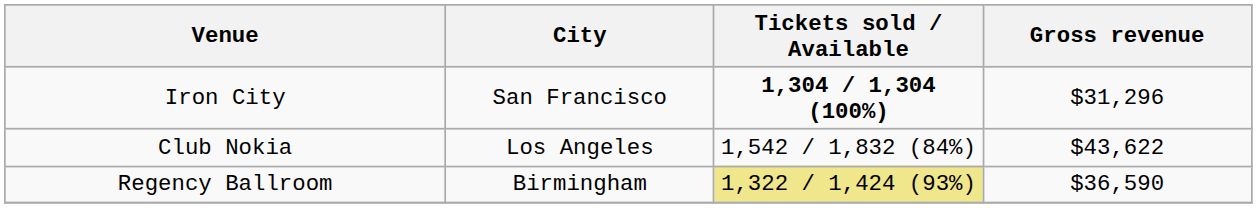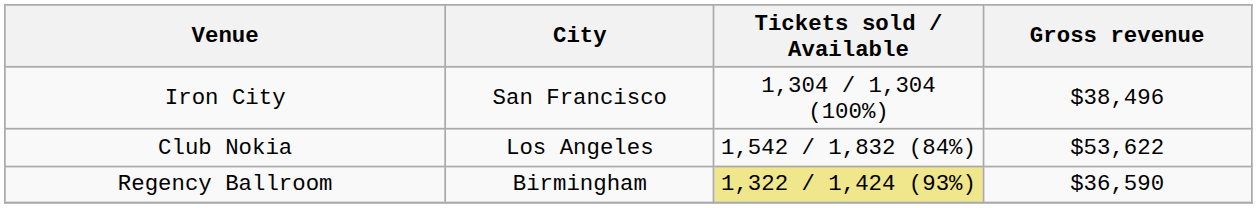(848, 98) bold -> (848, 98) normal
(1117, 98) $31,296 -> (1117, 98) $38,496
(1117, 148) $43,622 -> (1117, 148) $53,622
